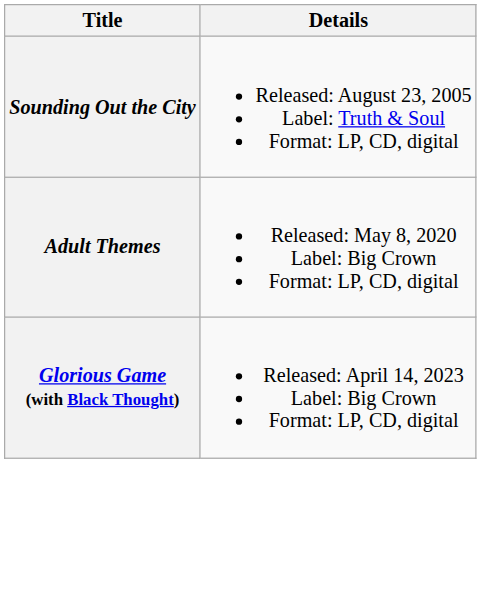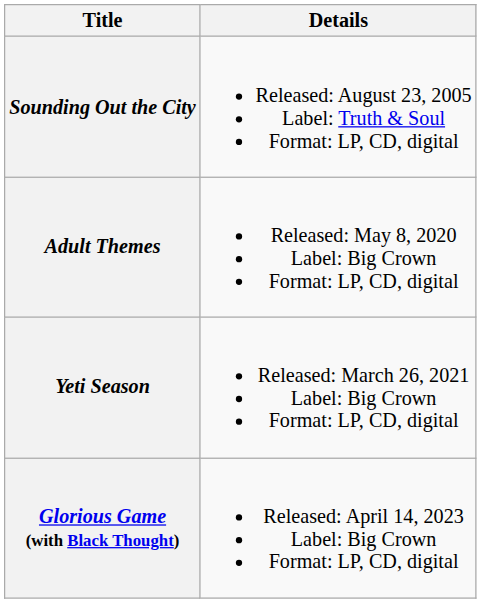+ row: (103, 387)
